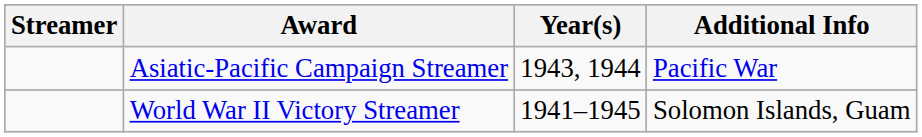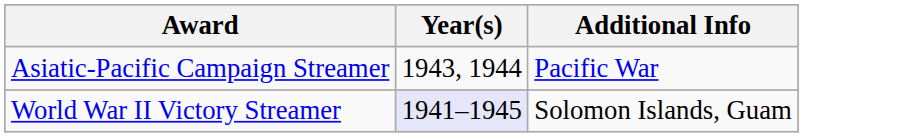- column: (64, 25)
(580, 110) no background -> (462, 110) lavender background
